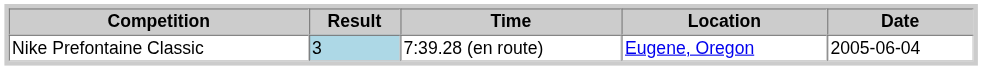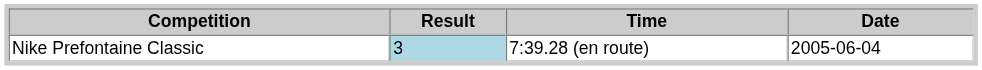- column: (724, 21)
